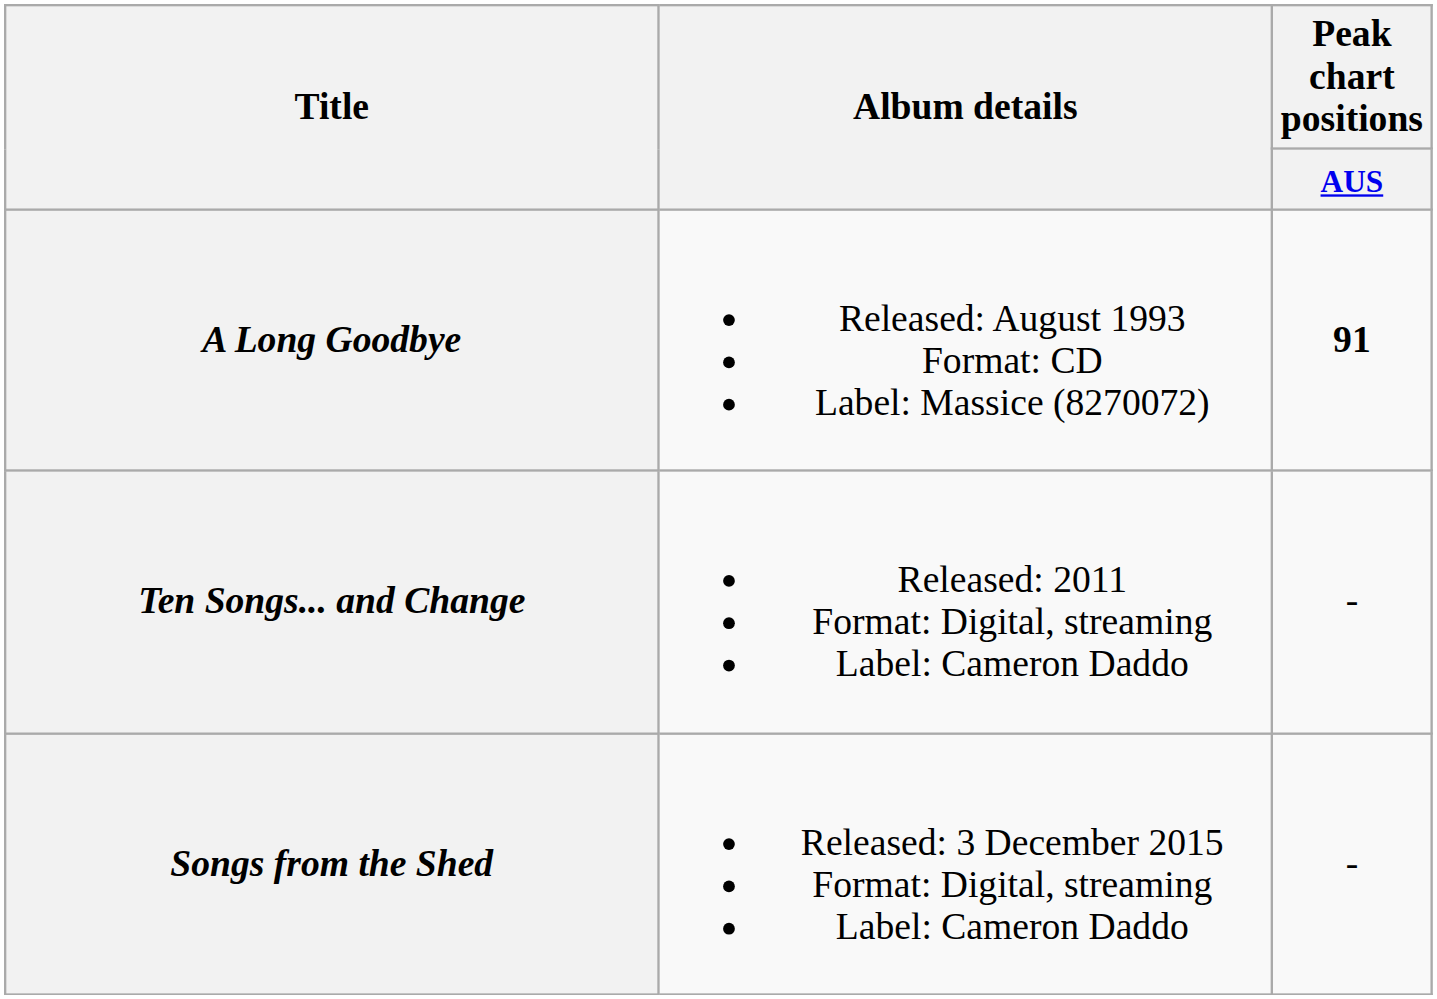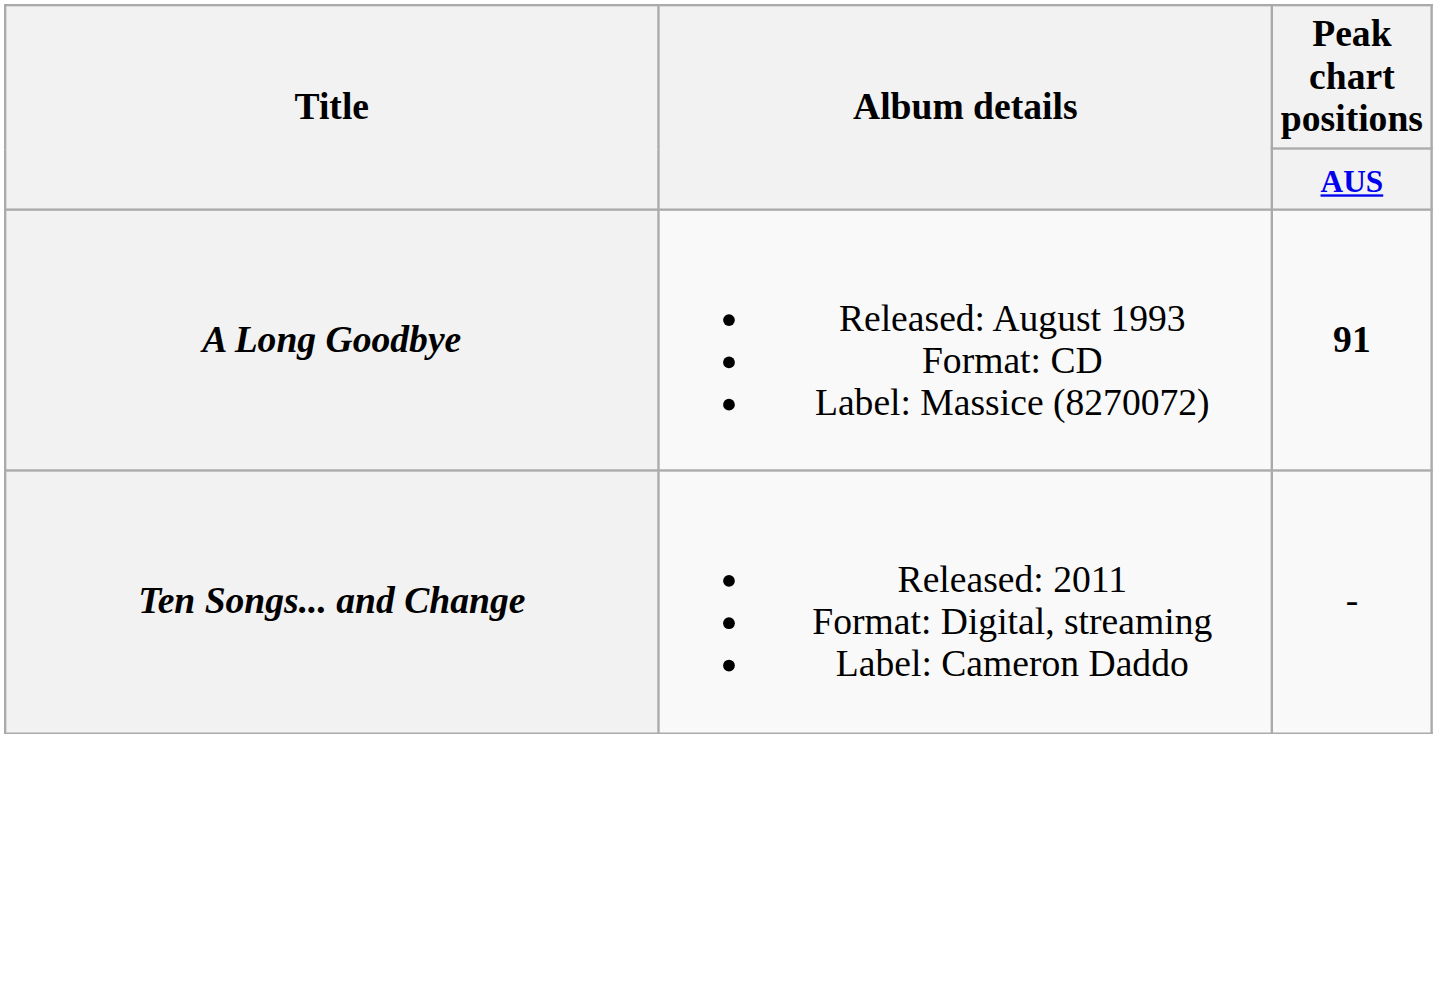- row: (332, 862)
